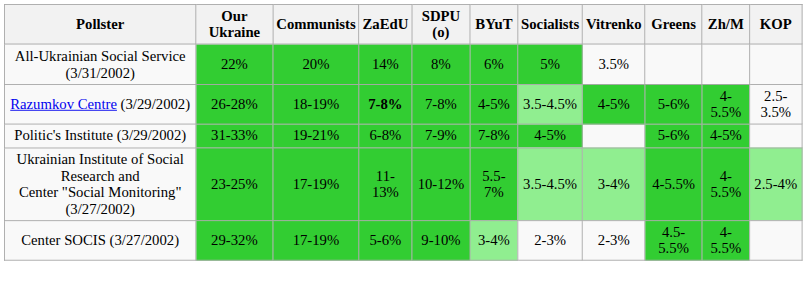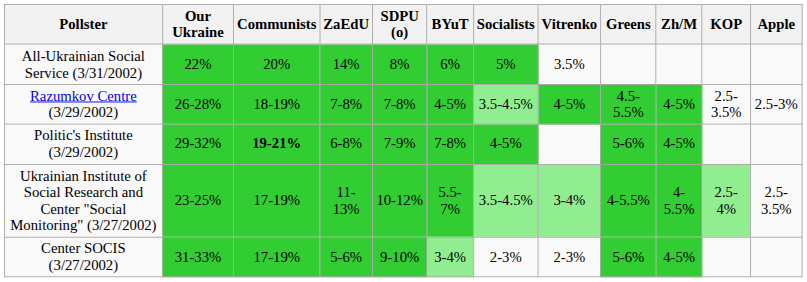+ column: (776, 24)
(385, 104) bold -> (346, 104) normal
(674, 104) 5-6% -> (628, 104) 4.5-5.5%
(726, 104) 4-5.5% -> (679, 104) 4-5%
(234, 135) 31-33% -> (198, 144) 29-32%
(316, 135) normal -> (277, 144) bold
(234, 240) 29-32% -> (198, 257) 31-33%
(674, 240) 4.5-5.5% -> (628, 257) 5-6%
(726, 240) 4-5.5% -> (679, 257) 4-5%
